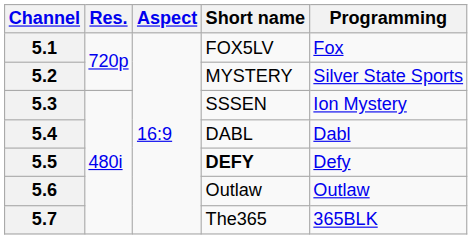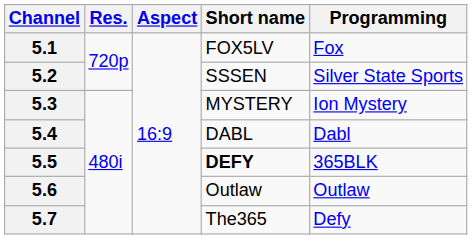(249, 76) MYSTERY -> (236, 76) SSSEN
(236, 104) SSSEN -> (249, 104) MYSTERY
(332, 162) Defy -> (346, 162) 365BLK
(346, 219) 365BLK -> (332, 219) Defy
